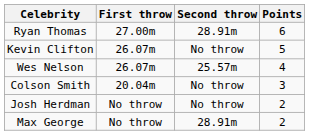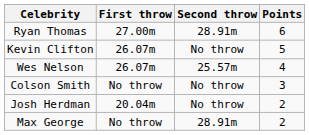(135, 85) 20.04m -> (135, 85) No throw
(135, 103) No throw -> (135, 103) 20.04m
